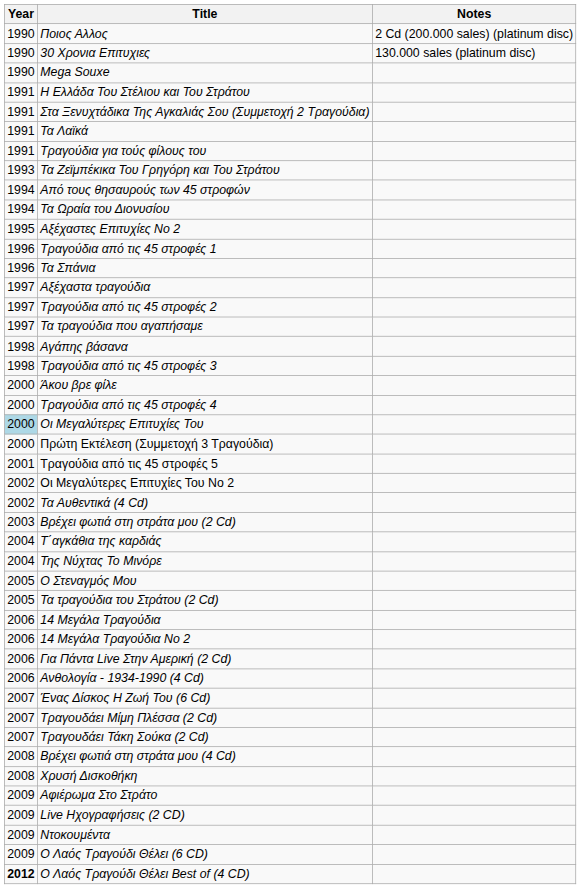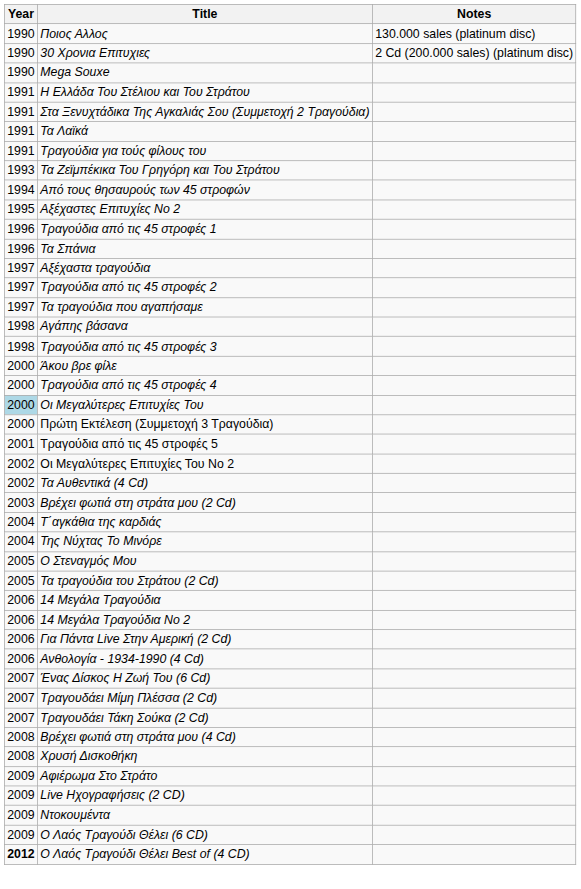(474, 33) 2 Cd (200.000 sales) (platinum disc) -> (455, 33) 130.000 sales (platinum disc)
(455, 53) 130.000 sales (platinum disc) -> (474, 53) 2 Cd (200.000 sales) (platinum disc)
- row: (105, 209)
